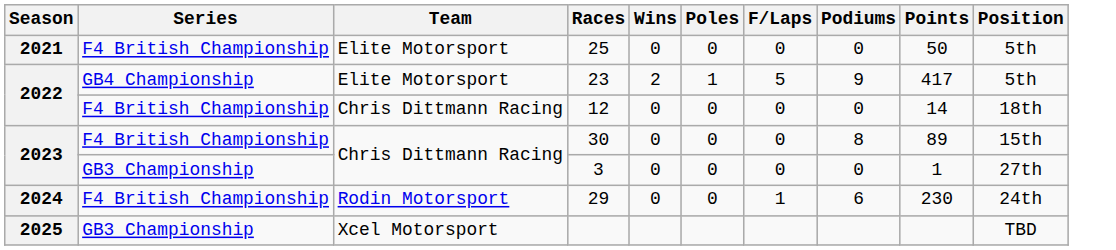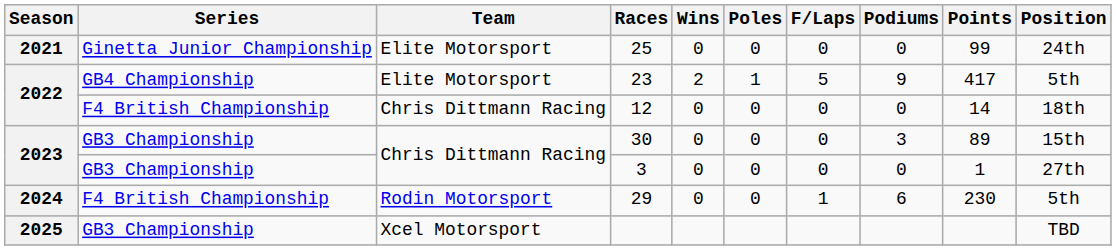(206, 50) F4 British Championship -> (227, 50) Ginetta Junior Championship
(937, 50) 50 -> (980, 50) 99
(1021, 50) 5th -> (1064, 50) 24th
(206, 140) F4 British Championship -> (168, 140) GB3 Championship
(859, 140) 8 -> (901, 140) 3
(1021, 200) 24th -> (1064, 200) 5th
